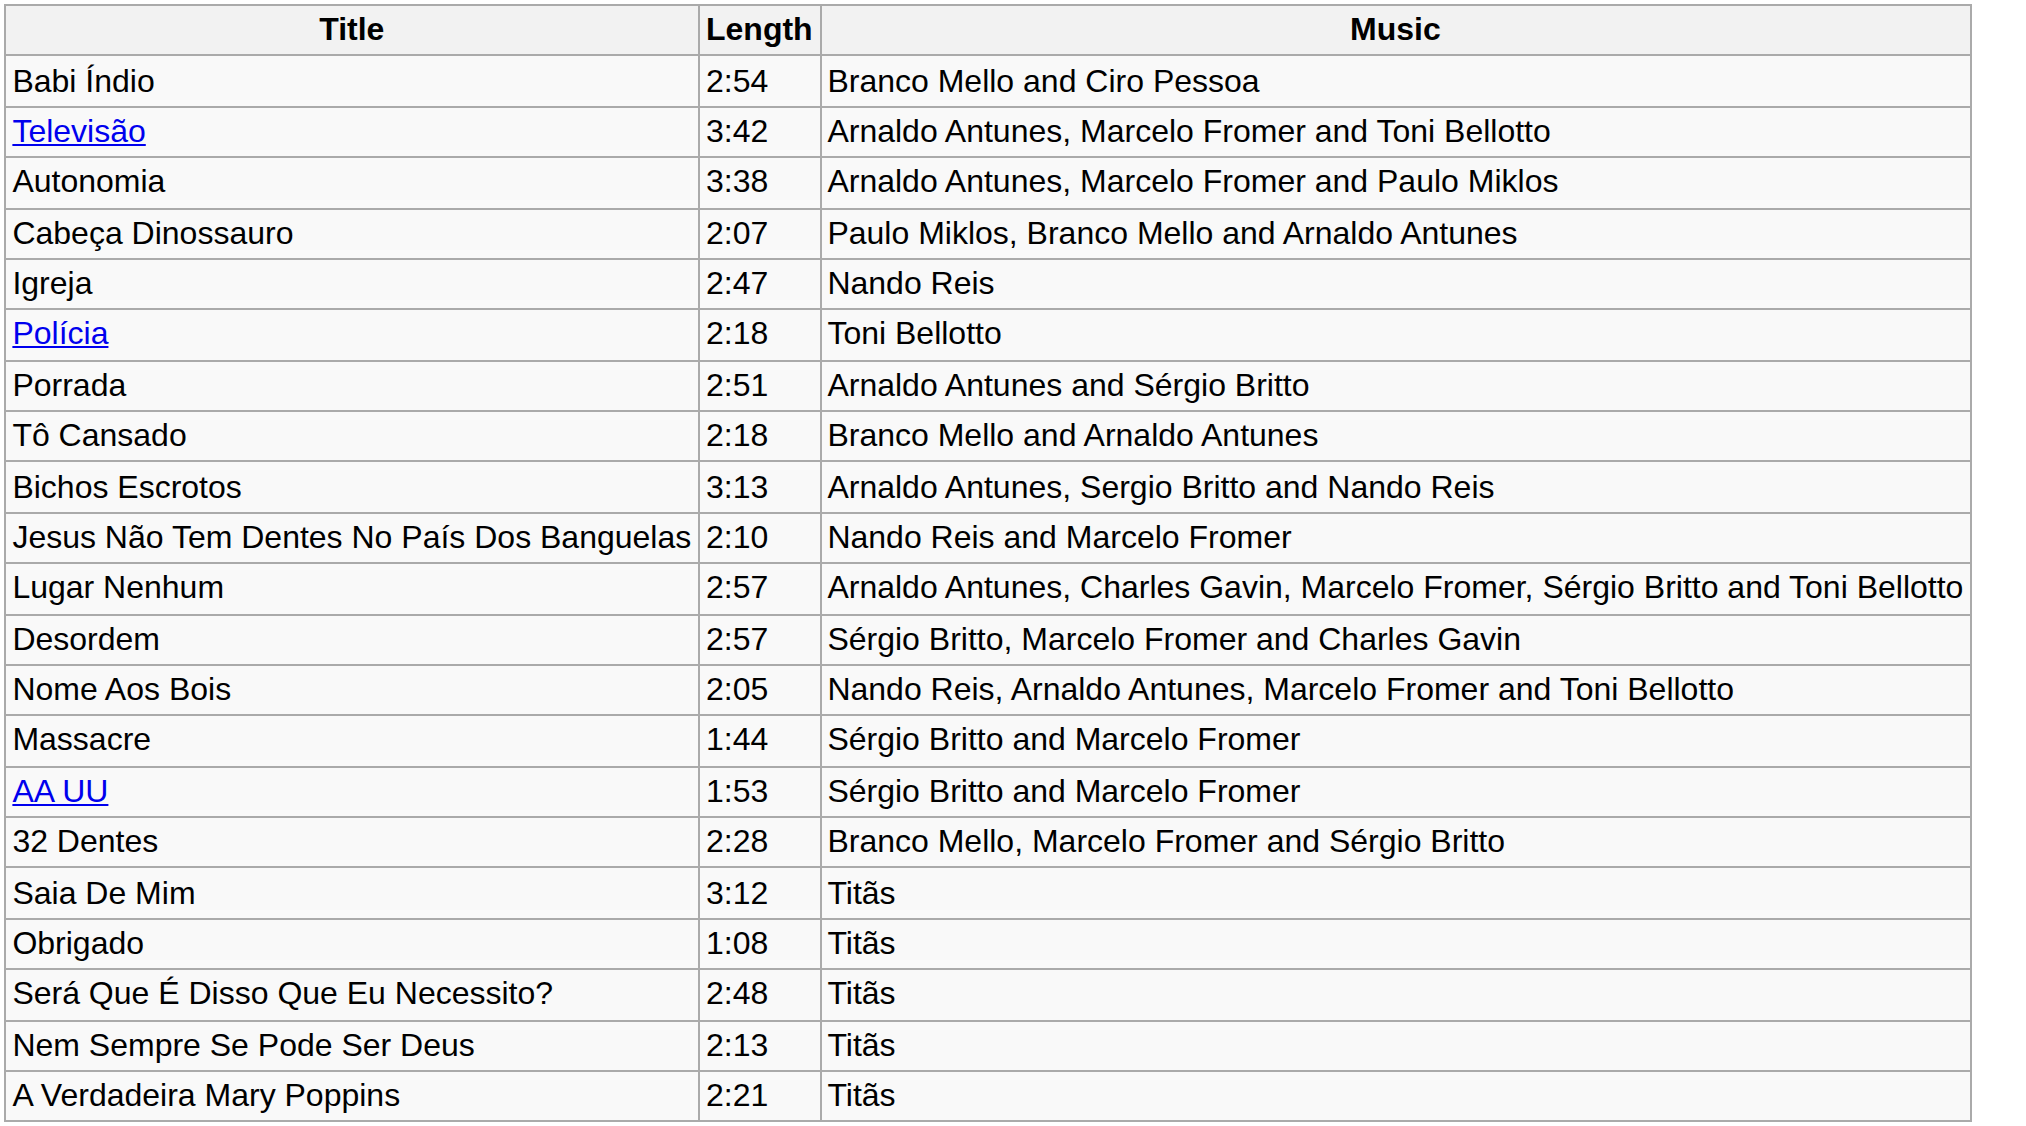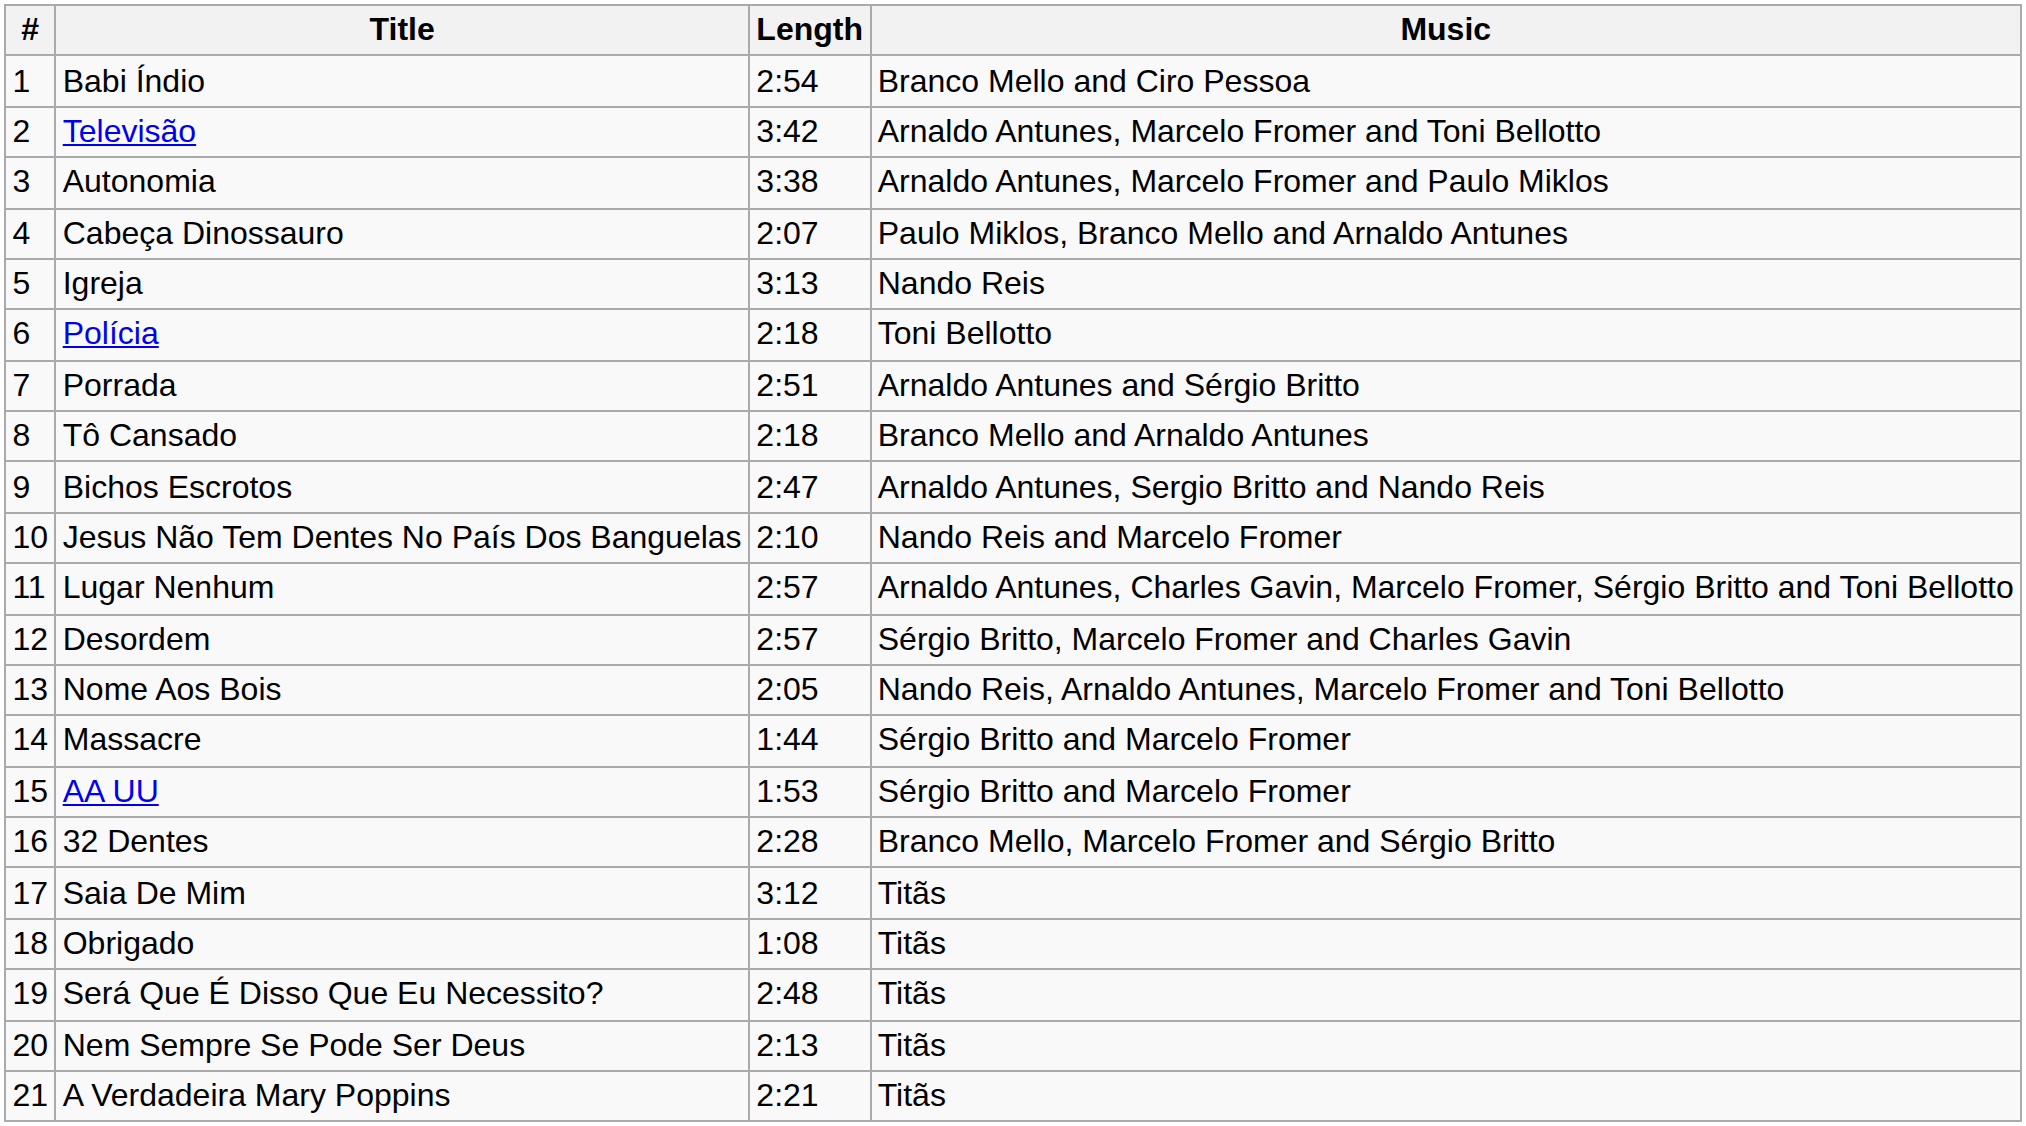+ column: (30, 29)
(737, 283) 2:47 -> (787, 283) 3:13
(737, 486) 3:13 -> (787, 486) 2:47
